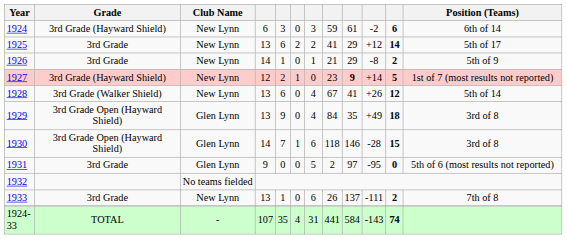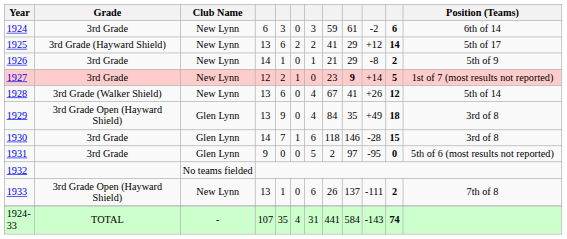(107, 28) 3rd Grade (Hayward Shield) -> (107, 28) 3rd Grade
(107, 45) 3rd Grade -> (107, 45) 3rd Grade (Hayward Shield)
(107, 77) 3rd Grade (Hayward Shield) -> (107, 77) 3rd Grade
(107, 143) 3rd Grade Open (Hayward Shield) -> (107, 137) 3rd Grade
(107, 198) 3rd Grade -> (107, 192) 3rd Grade Open (Hayward Shield)
